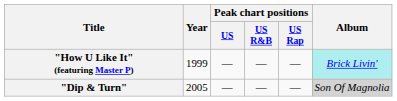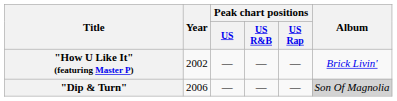(197, 64) 1999 -> (197, 64) 2002
(352, 64) paleturquoise background -> (352, 64) no background
(197, 87) 2005 -> (197, 87) 2006
